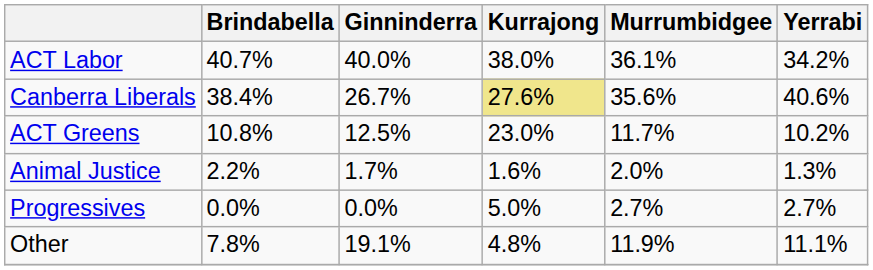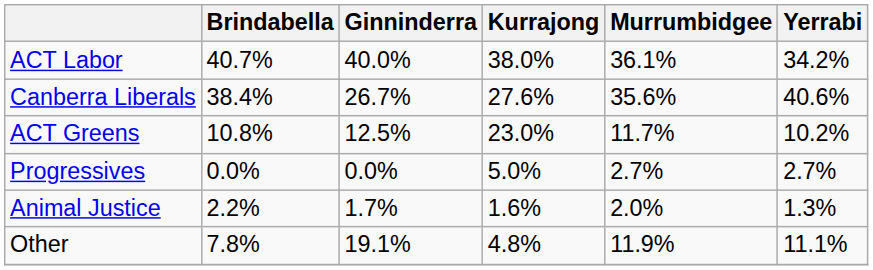(521, 97) khaki background -> (521, 97) no background
rows swapped: (78, 208) <-> (85, 171)
